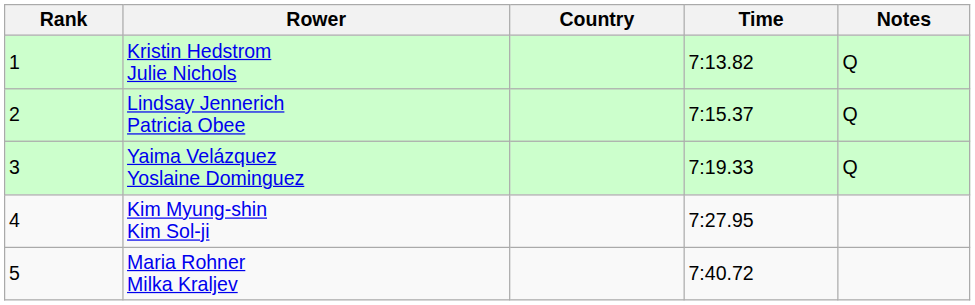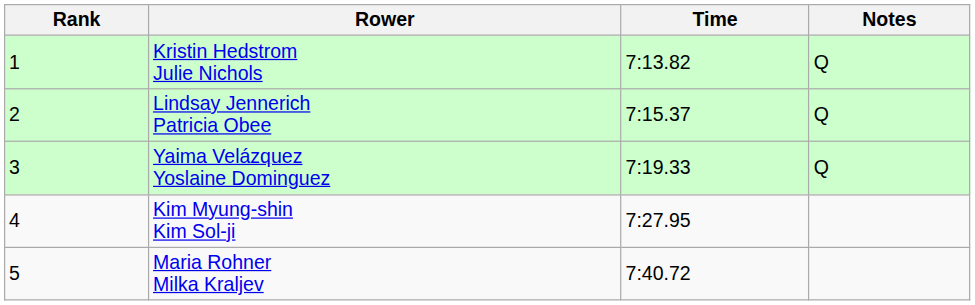- column: (597, 19)
